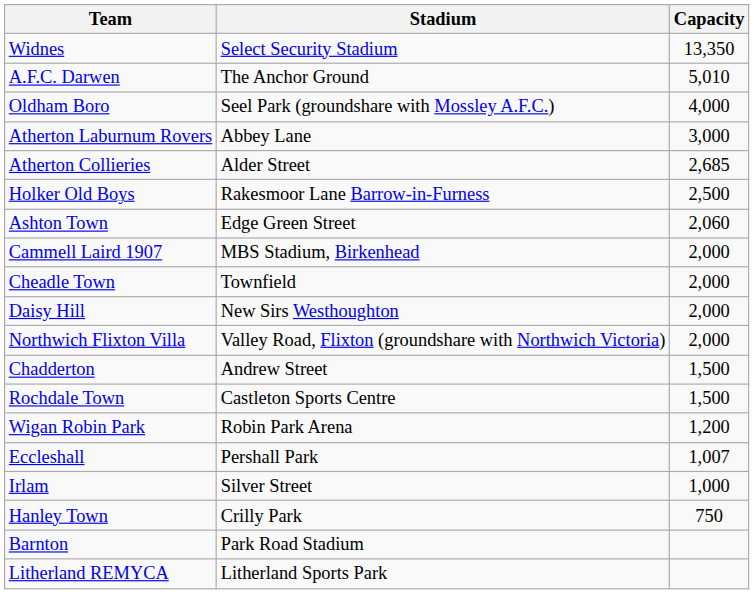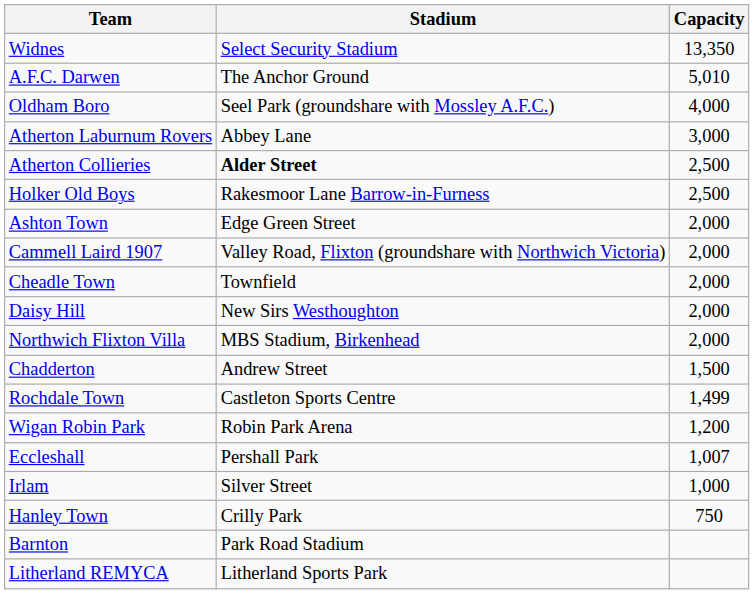(265, 164) normal -> (269, 164) bold
(709, 164) 2,685 -> (709, 164) 2,500
(709, 223) 2,060 -> (709, 223) 2,000
(320, 252) MBS Stadium, Birkenhead -> (443, 252) Valley Road, Flixton (groundshare with Northwich Victoria)
(443, 340) Valley Road, Flixton (groundshare with Northwich Victoria) -> (320, 340) MBS Stadium, Birkenhead
(709, 398) 1,500 -> (709, 398) 1,499
